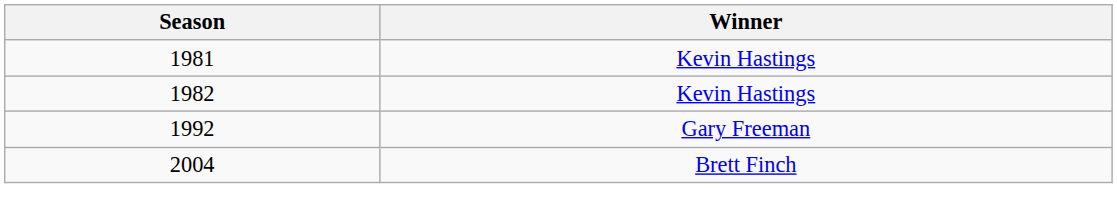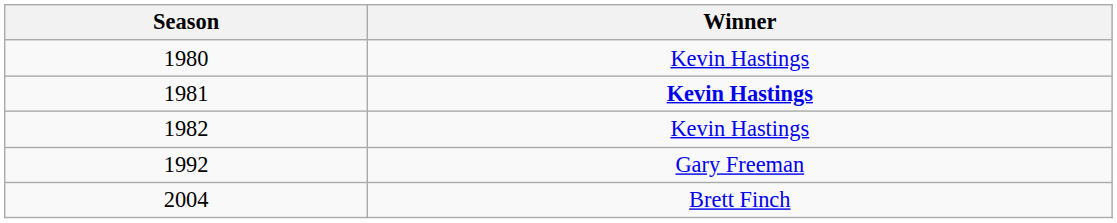+ row: (186, 57)
(746, 57) normal -> (740, 93) bold
